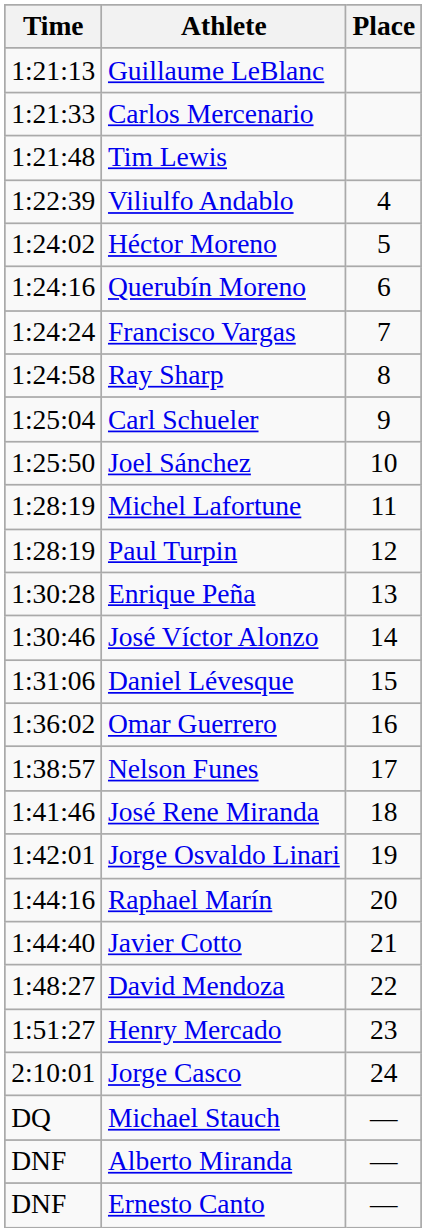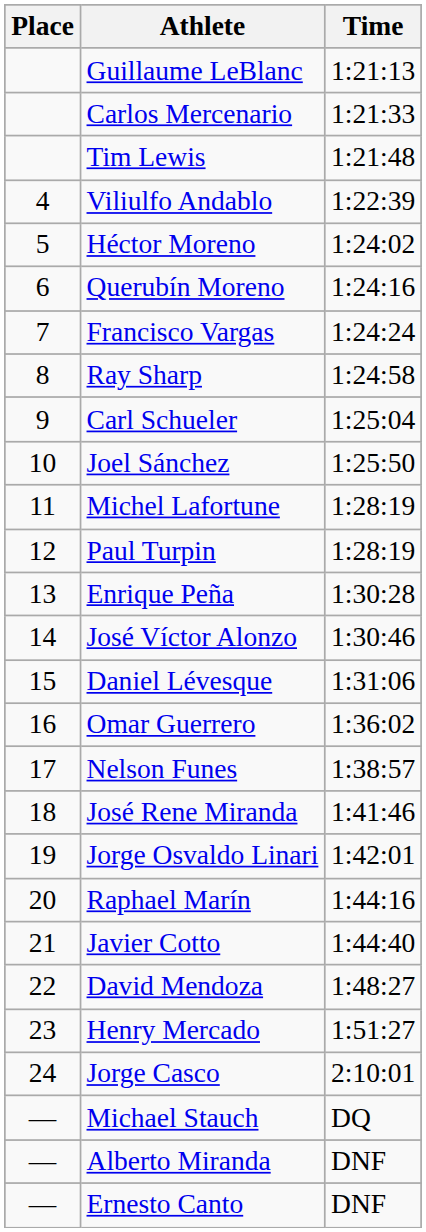columns swapped: (384, 26) <-> (53, 26)
